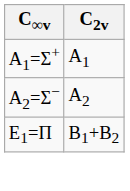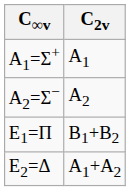+ row: (30, 168)
